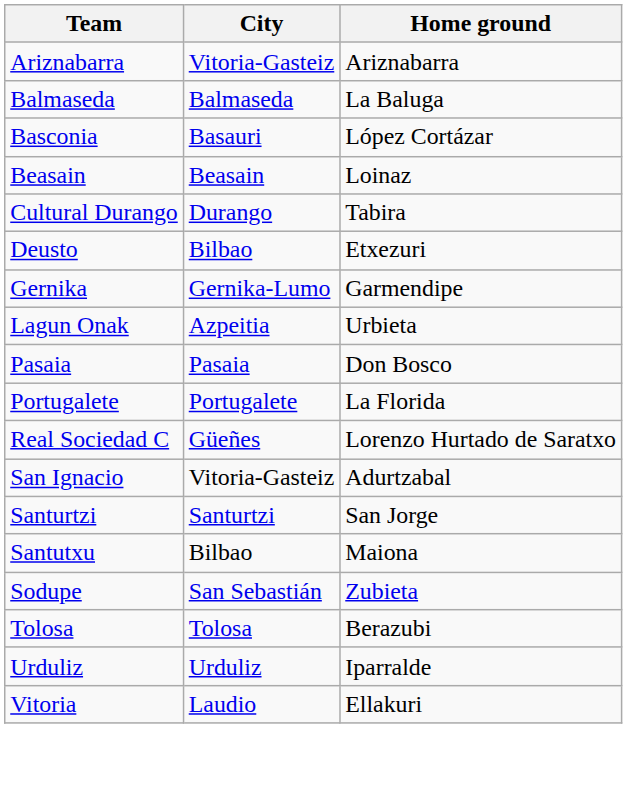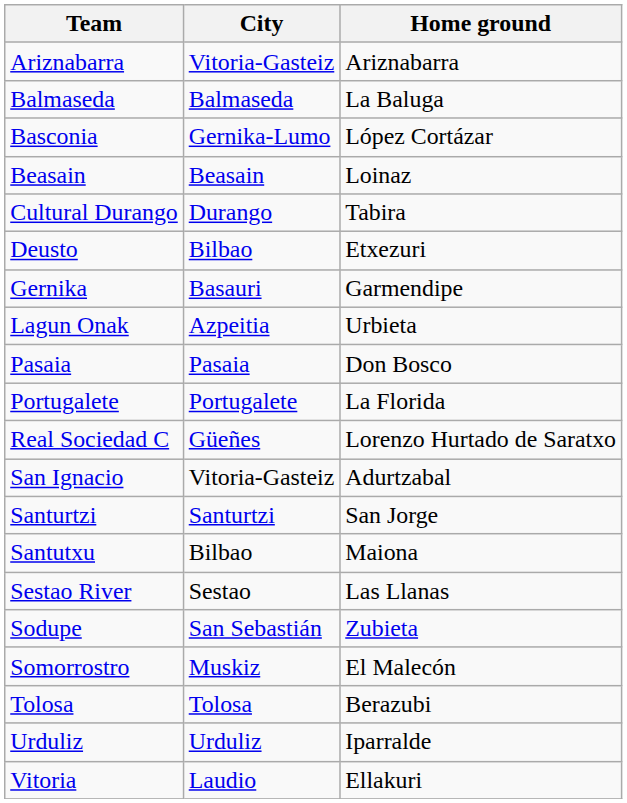(225, 136) Basauri -> (260, 136) Gernika-Lumo
(260, 288) Gernika-Lumo -> (225, 288) Basauri
+ row: (71, 590)
+ row: (70, 666)
